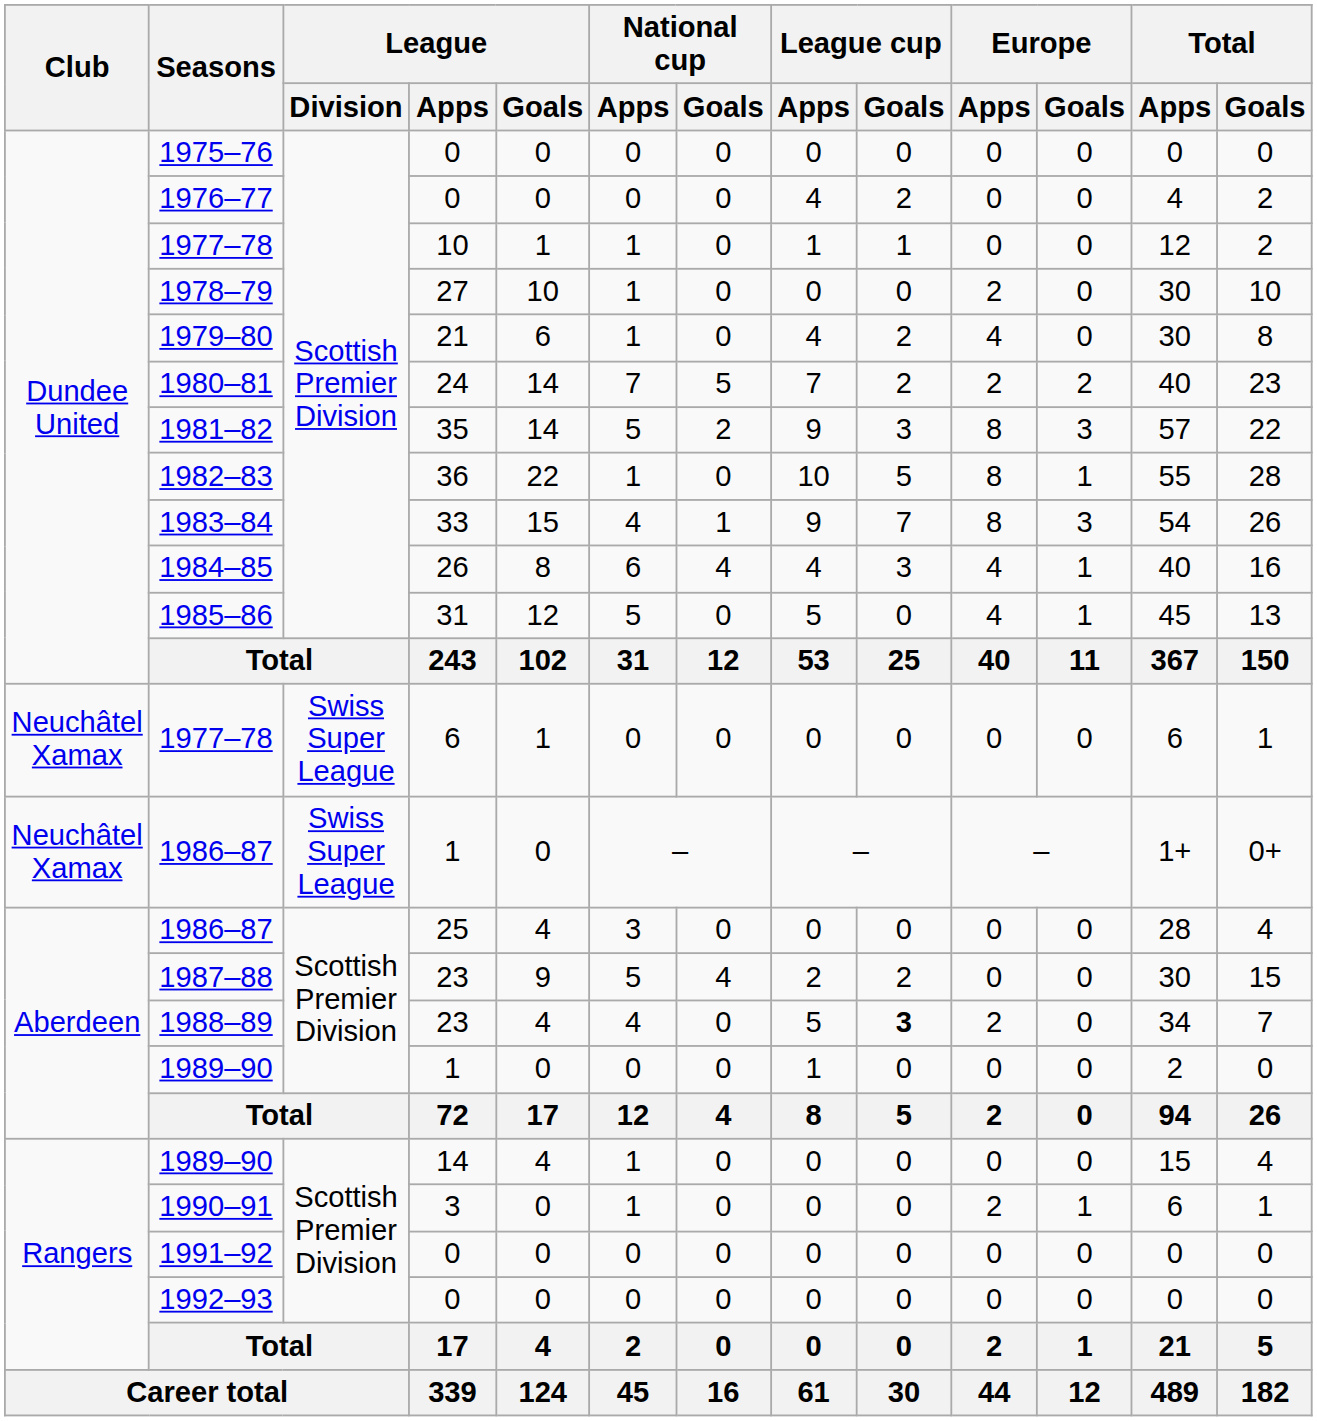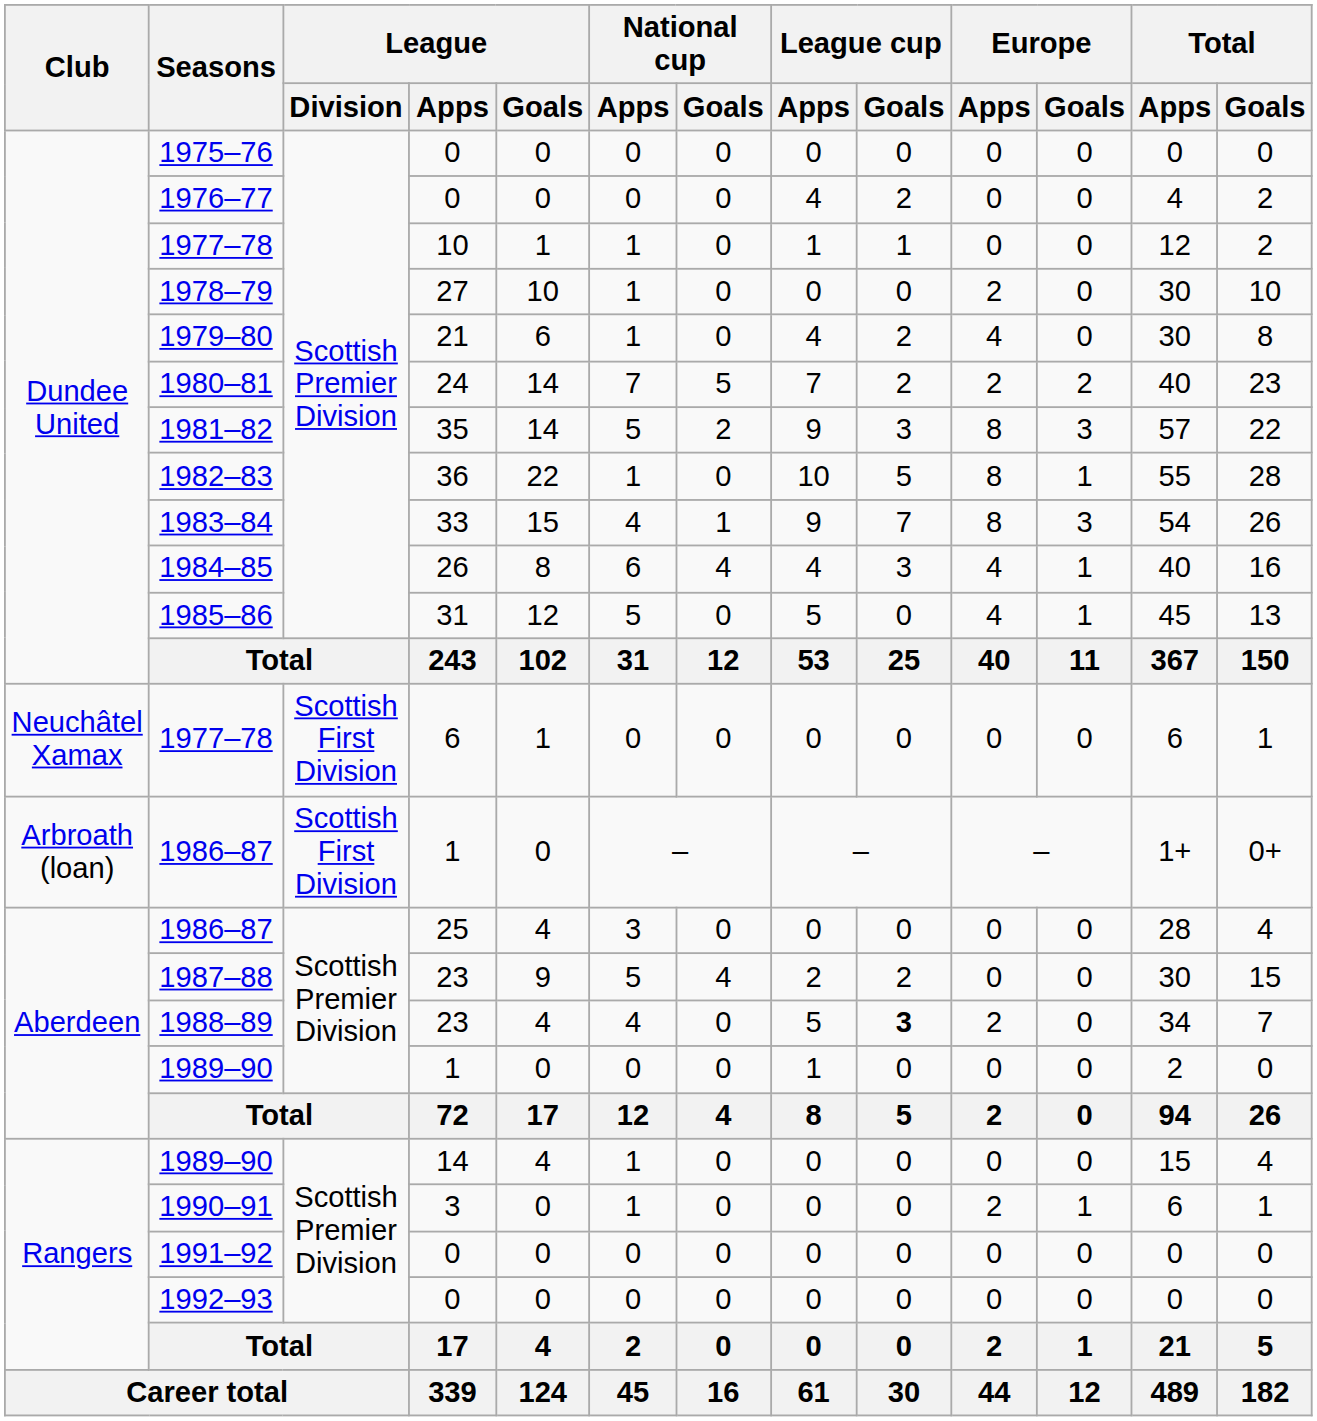(346, 739) Swiss Super League -> (346, 739) Scottish First Division
(77, 851) Neuchâtel Xamax -> (77, 851) Arbroath (loan)
(346, 851) Swiss Super League -> (346, 851) Scottish First Division
